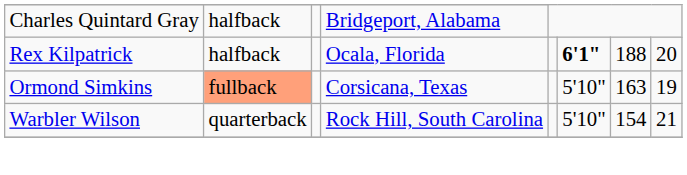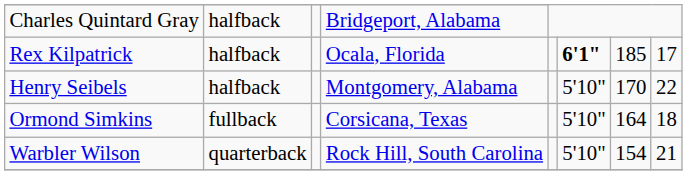(631, 53) 188 -> (631, 53) 185
(666, 53) 20 -> (666, 53) 17
+ row: (68, 86)
(243, 86) lightsalmon background -> (243, 119) no background
(631, 86) 163 -> (631, 119) 164
(666, 86) 19 -> (666, 119) 18
